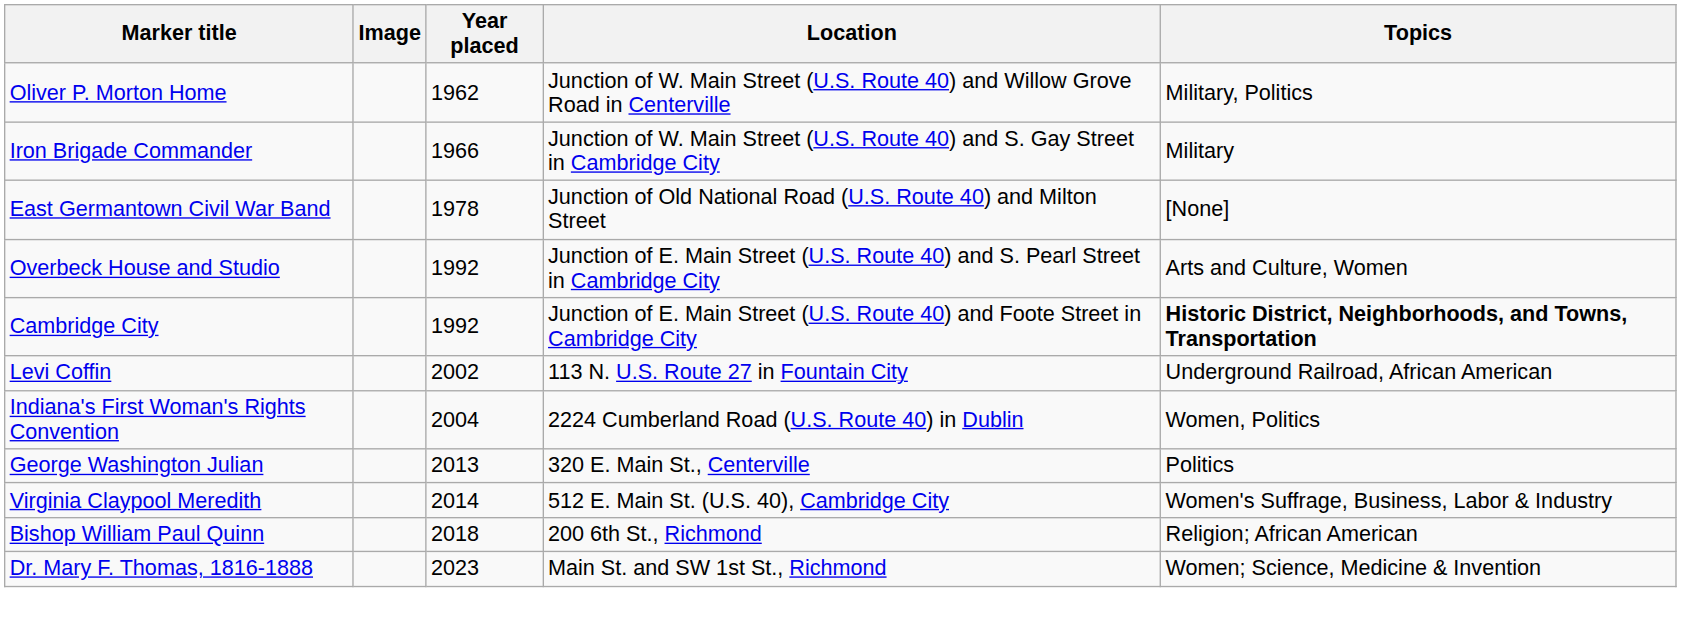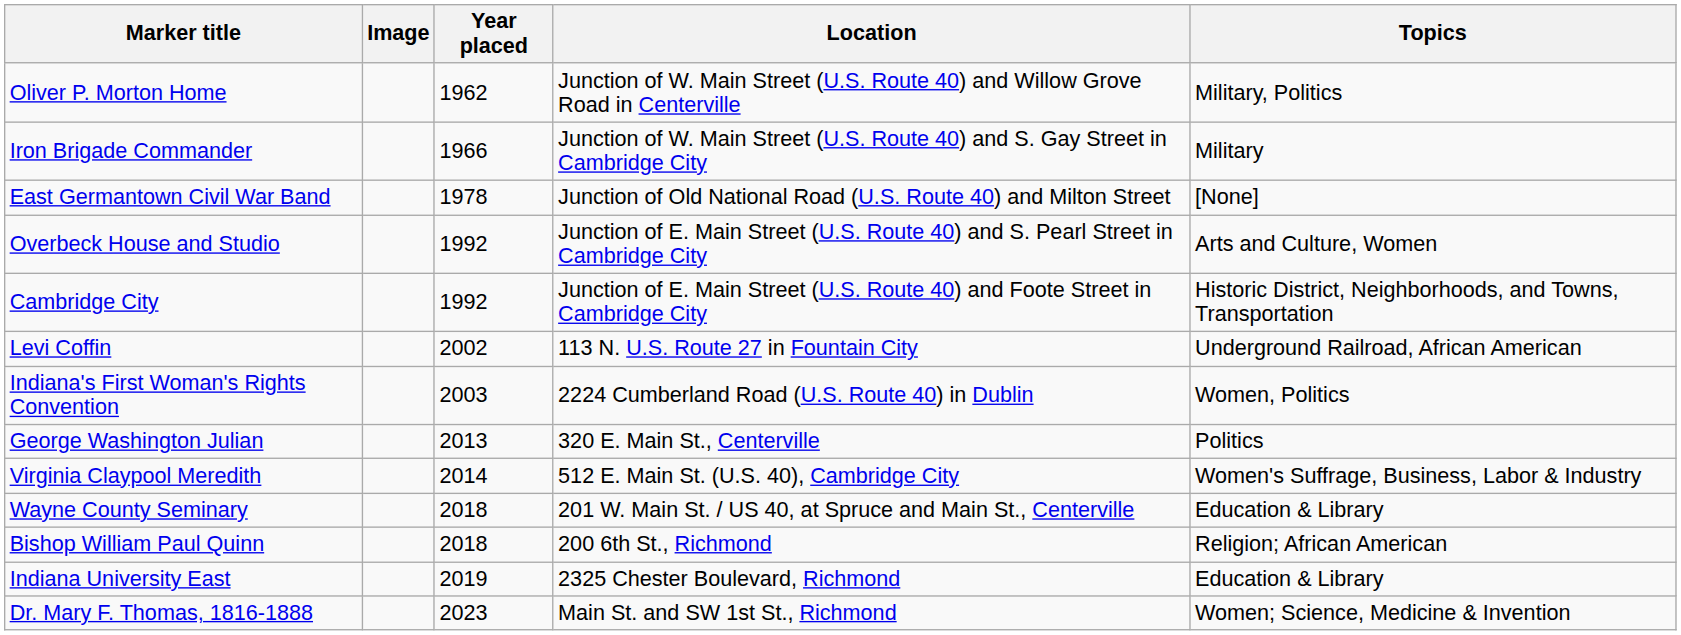(1396, 326) bold -> (1407, 302) normal
(455, 419) 2004 -> (464, 395) 2003
+ row: (129, 509)
+ row: (120, 578)
